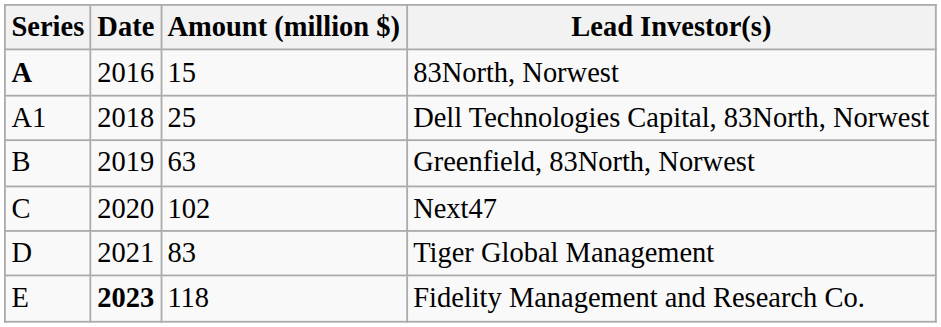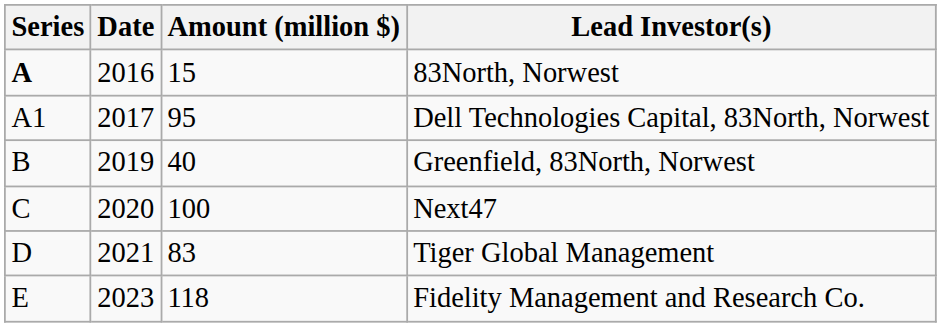(126, 117) 2018 -> (126, 117) 2017
(182, 117) 25 -> (182, 117) 95
(182, 162) 63 -> (182, 162) 40
(189, 207) 102 -> (189, 207) 100
(126, 298) bold -> (126, 298) normal
